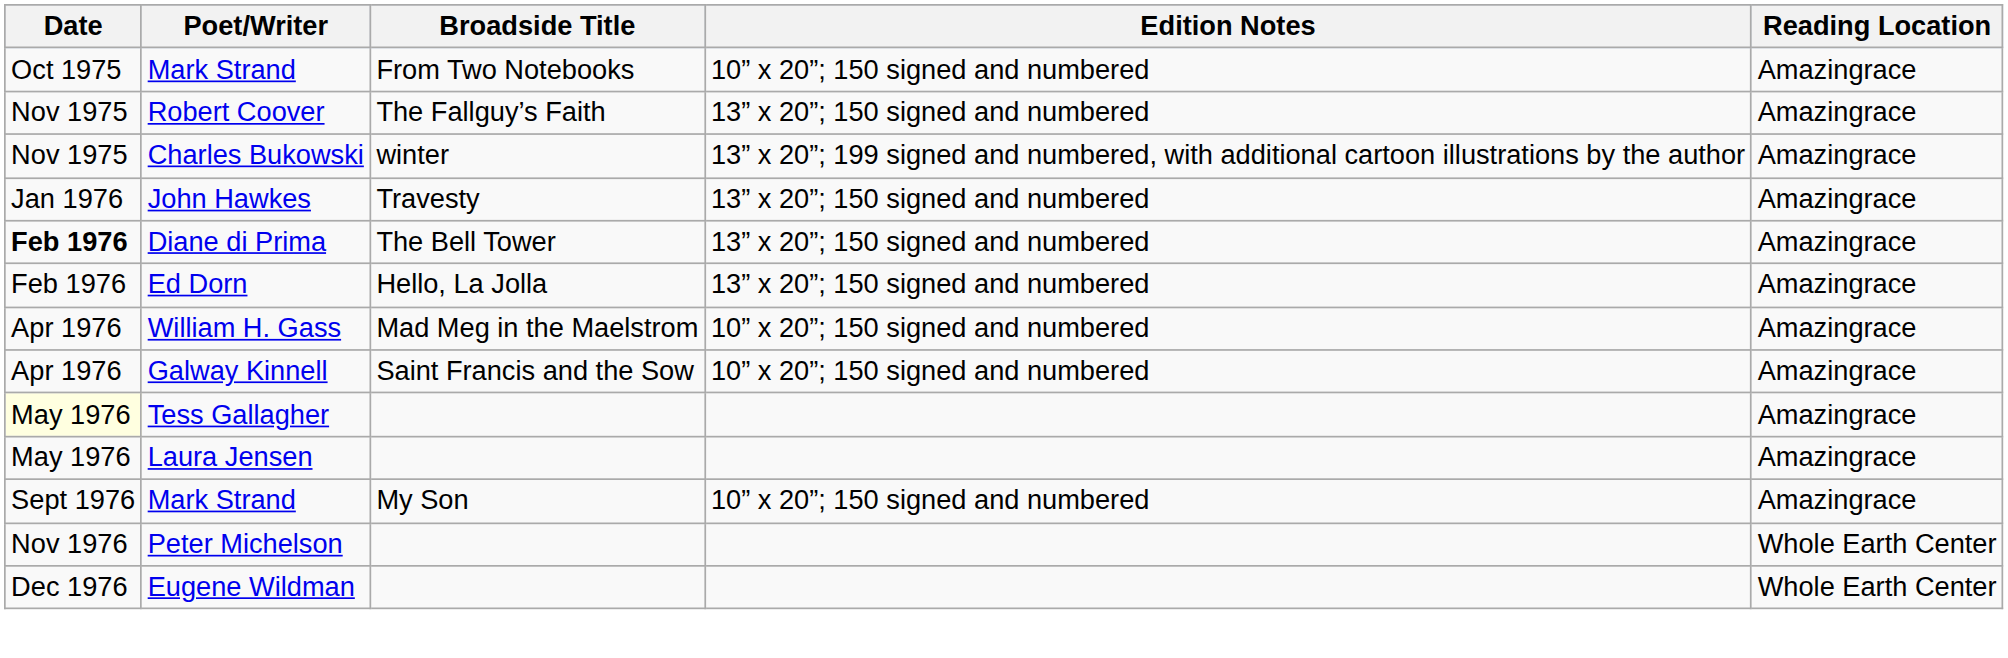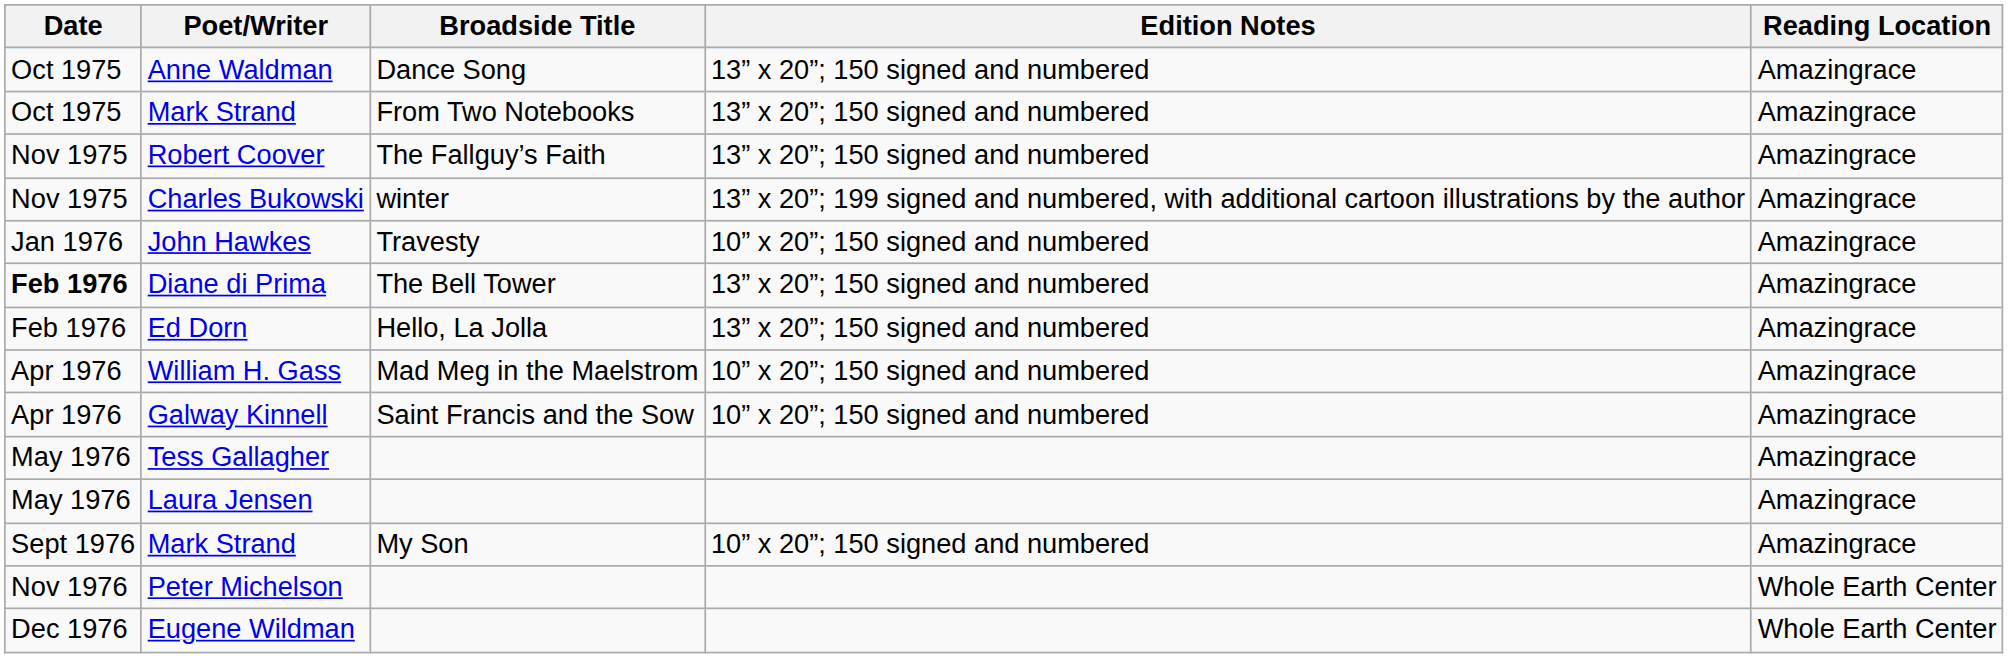+ row: (240, 69)
(930, 69) 10” x 20”; 150 signed and numbered -> (930, 112) 13” x 20”; 150 signed and numbered
(930, 198) 13” x 20”; 150 signed and numbered -> (930, 241) 10” x 20”; 150 signed and numbered
(71, 414) lightyellow background -> (71, 457) no background
